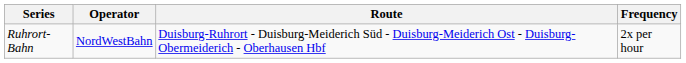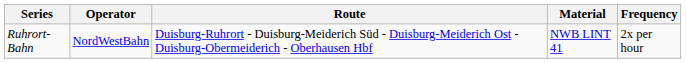+ column: (582, 14)
